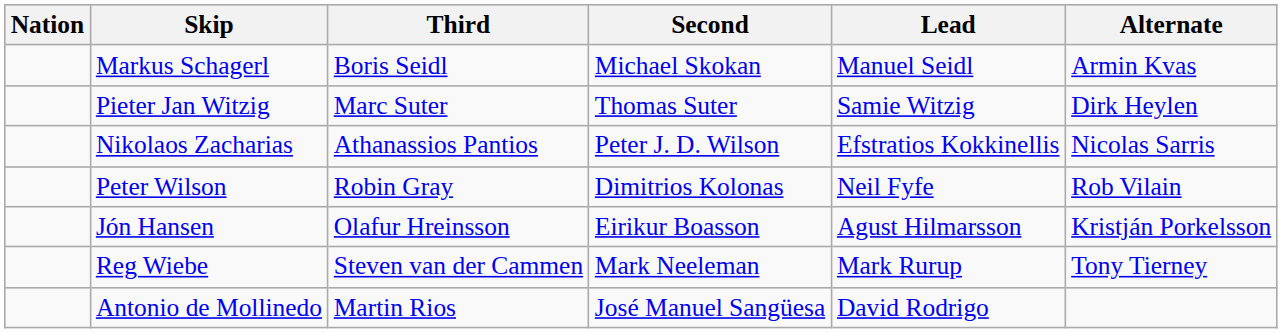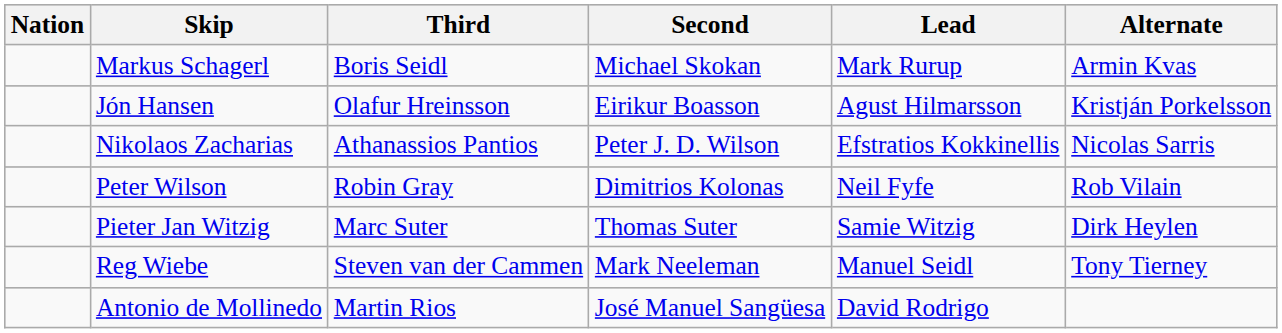(905, 65) Manuel Seidl -> (899, 65) Mark Rurup
rows swapped: (183, 105) <-> (155, 226)
(899, 266) Mark Rurup -> (905, 266) Manuel Seidl
